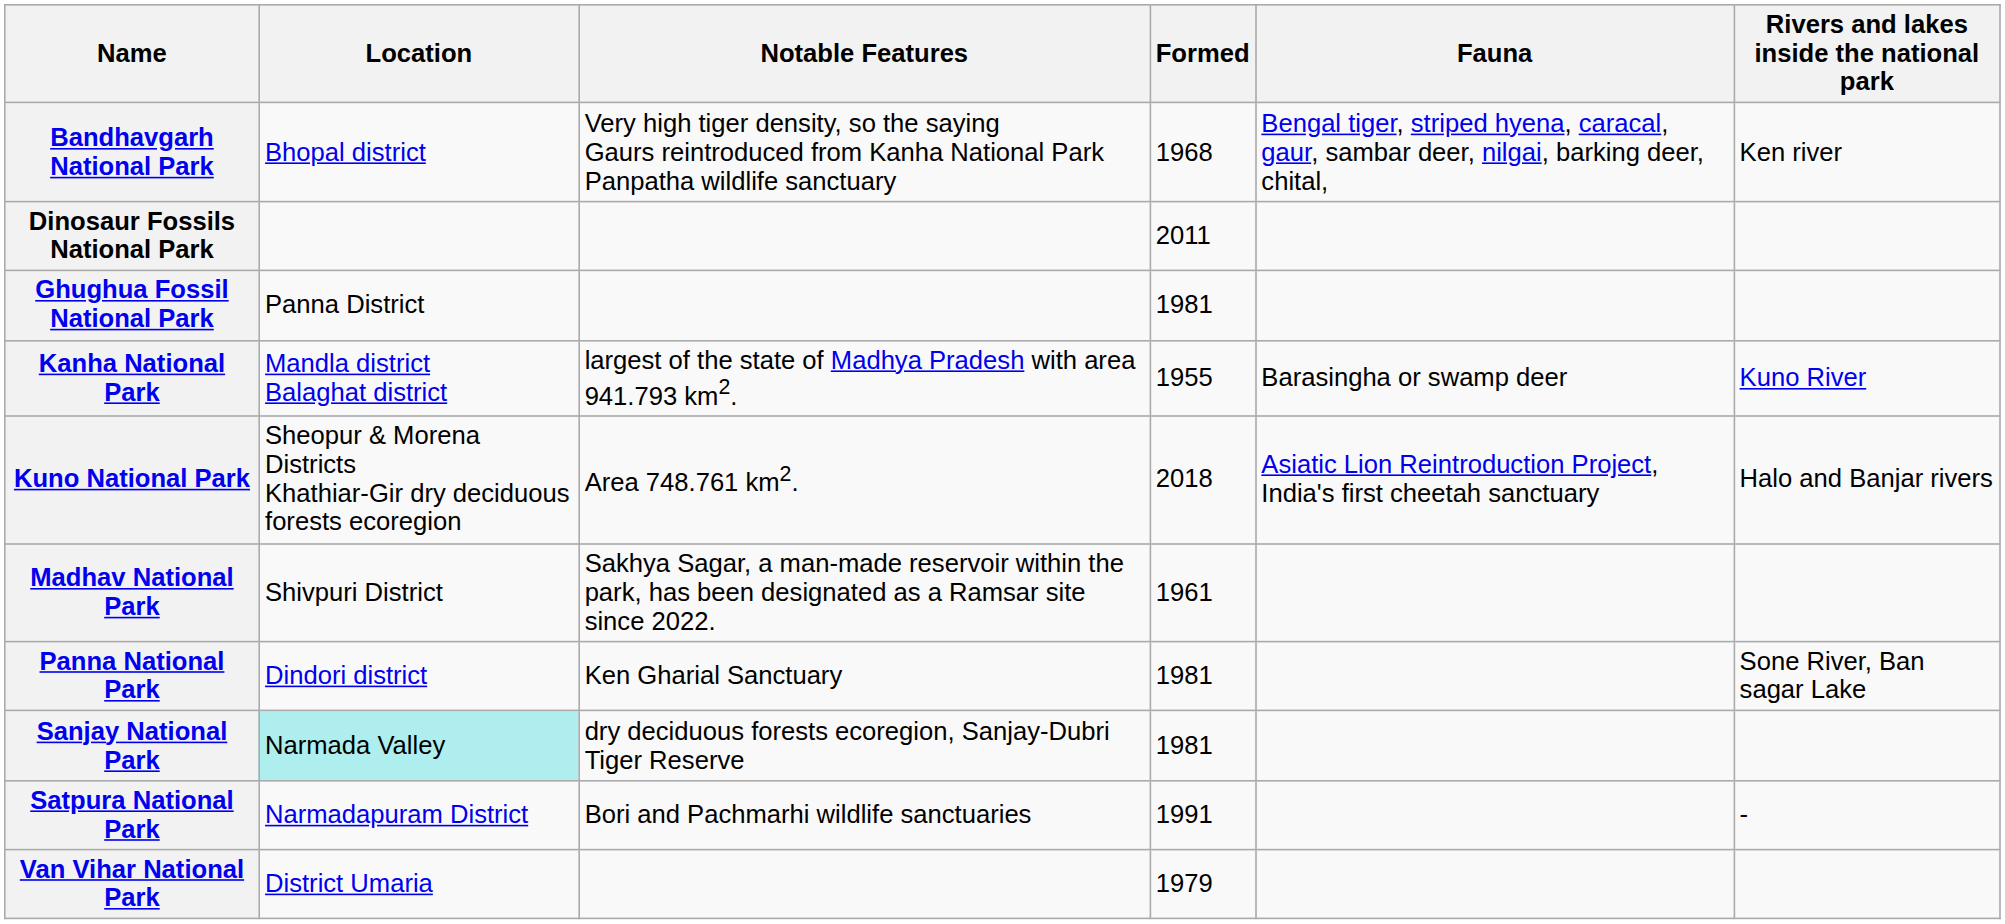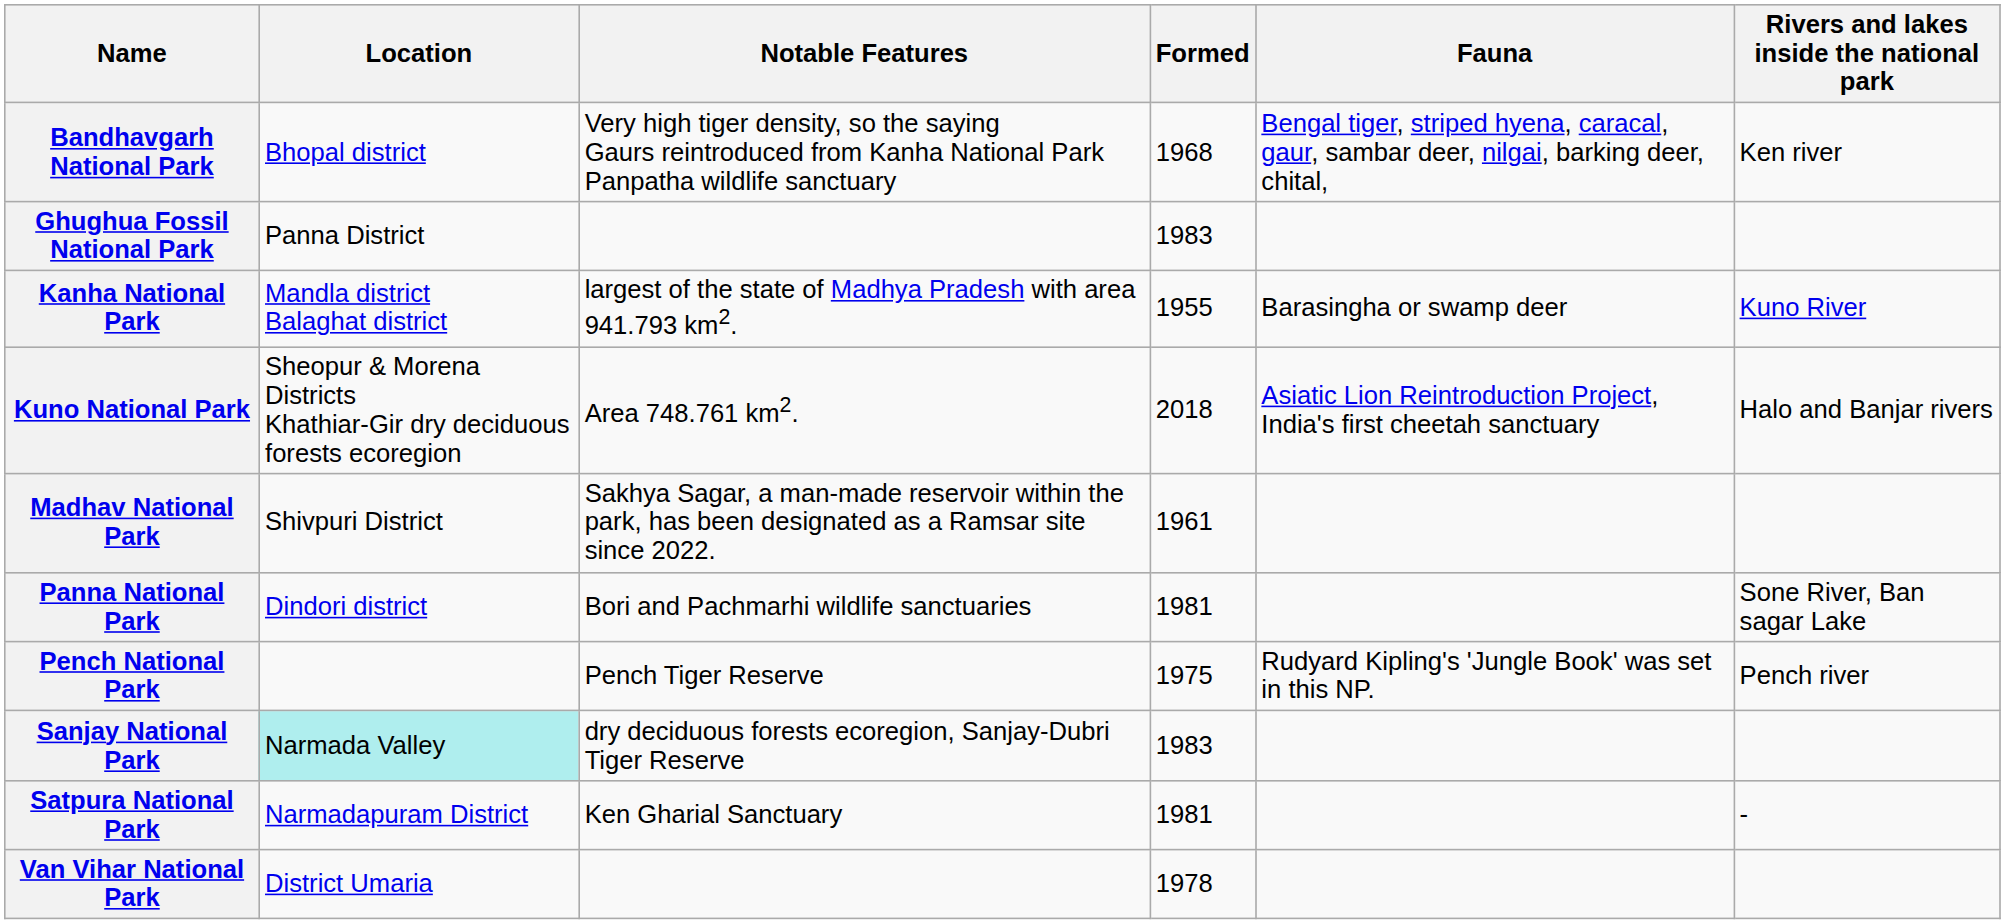- row: (132, 235)
(1184, 304) 1981 -> (1184, 235) 1983
(713, 675) Ken Gharial Sanctuary -> (808, 606) Bori and Pachmarhi wildlife sanctuaries
+ row: (132, 675)
(1184, 745) 1981 -> (1184, 745) 1983
(808, 814) Bori and Pachmarhi wildlife sanctuaries -> (713, 814) Ken Gharial Sanctuary
(1184, 814) 1991 -> (1184, 814) 1981
(1184, 884) 1979 -> (1184, 884) 1978
